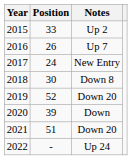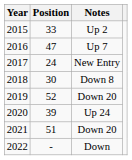(51, 46) 26 -> (51, 46) 47
(97, 113) Down -> (97, 113) Up 24
(97, 146) Up 24 -> (97, 146) Down
